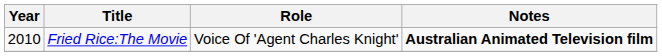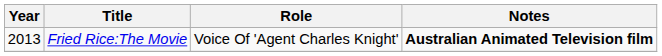(24, 39) 2010 -> (24, 39) 2013
